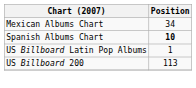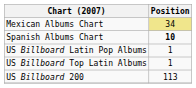(170, 24) no background -> (170, 24) khaki background
+ row: (77, 63)
